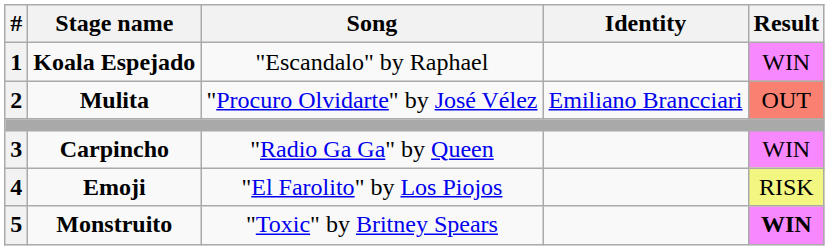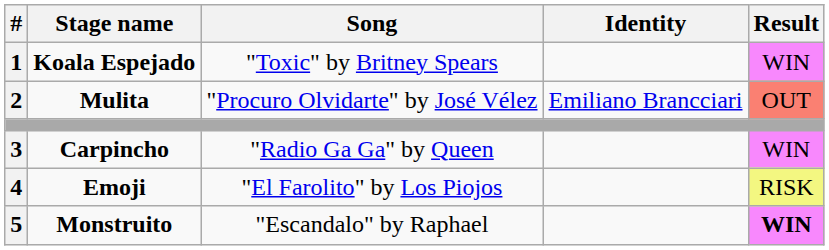(372, 61) "Escandalo" by Raphael -> (372, 61) "Toxic" by Britney Spears
(372, 224) "Toxic" by Britney Spears -> (372, 224) "Escandalo" by Raphael
